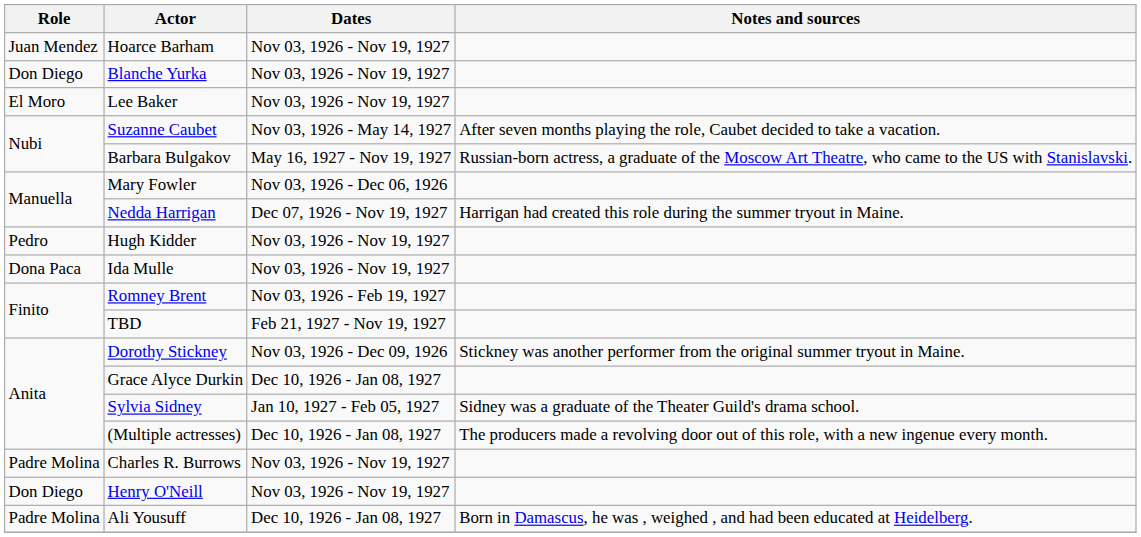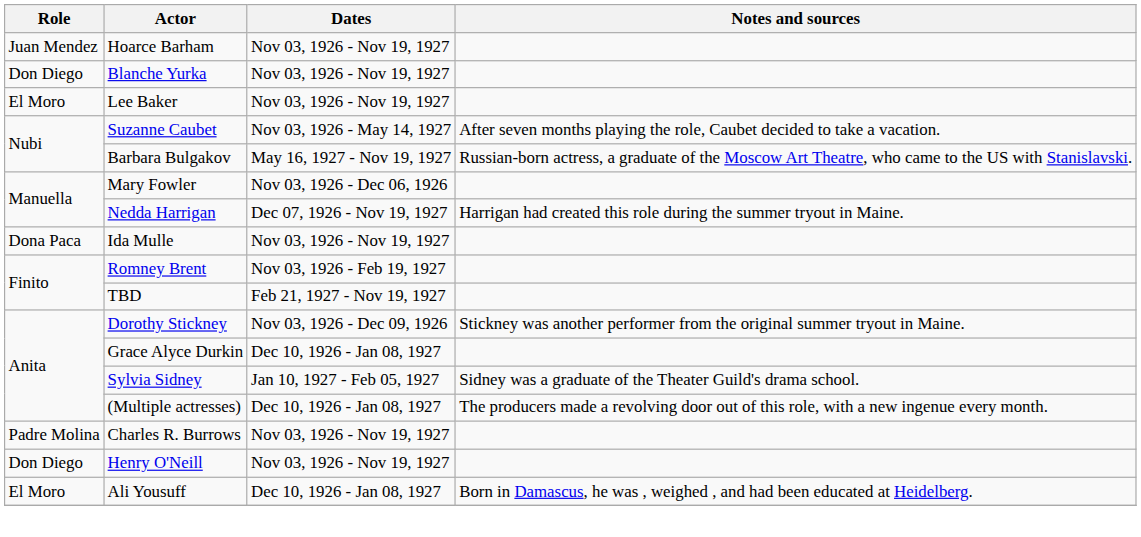- row: (152, 241)
(54, 518) Padre Molina -> (37, 491) El Moro
